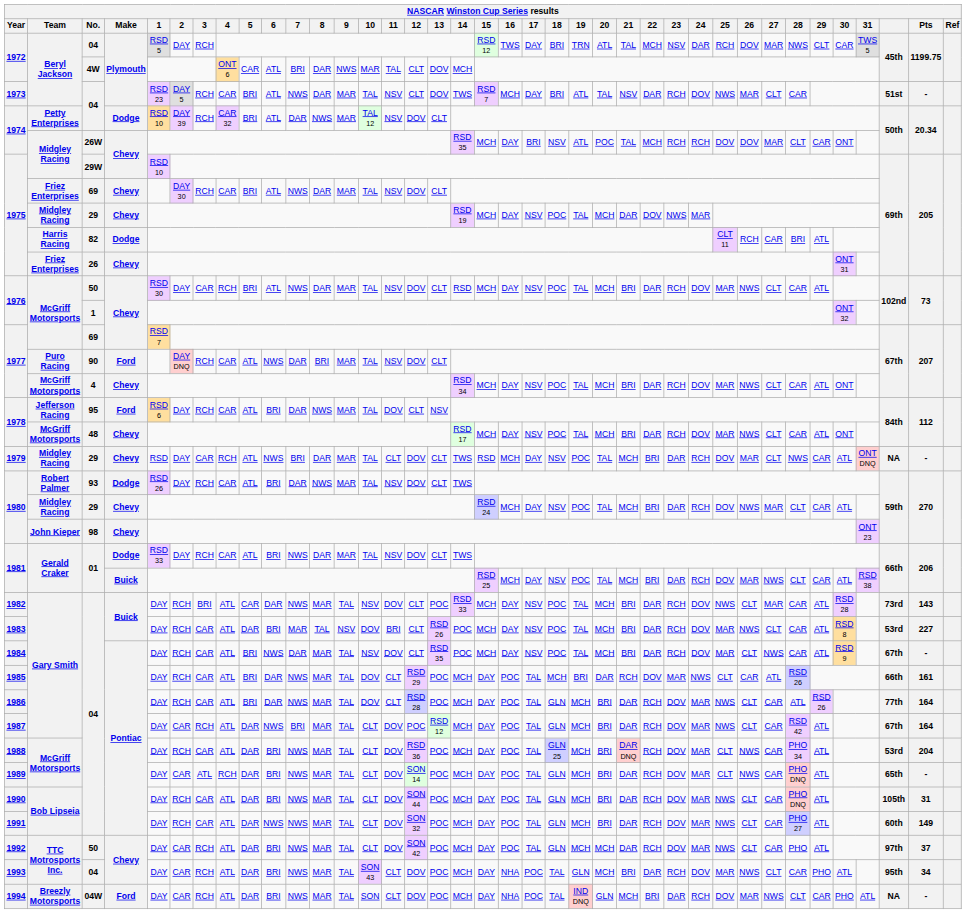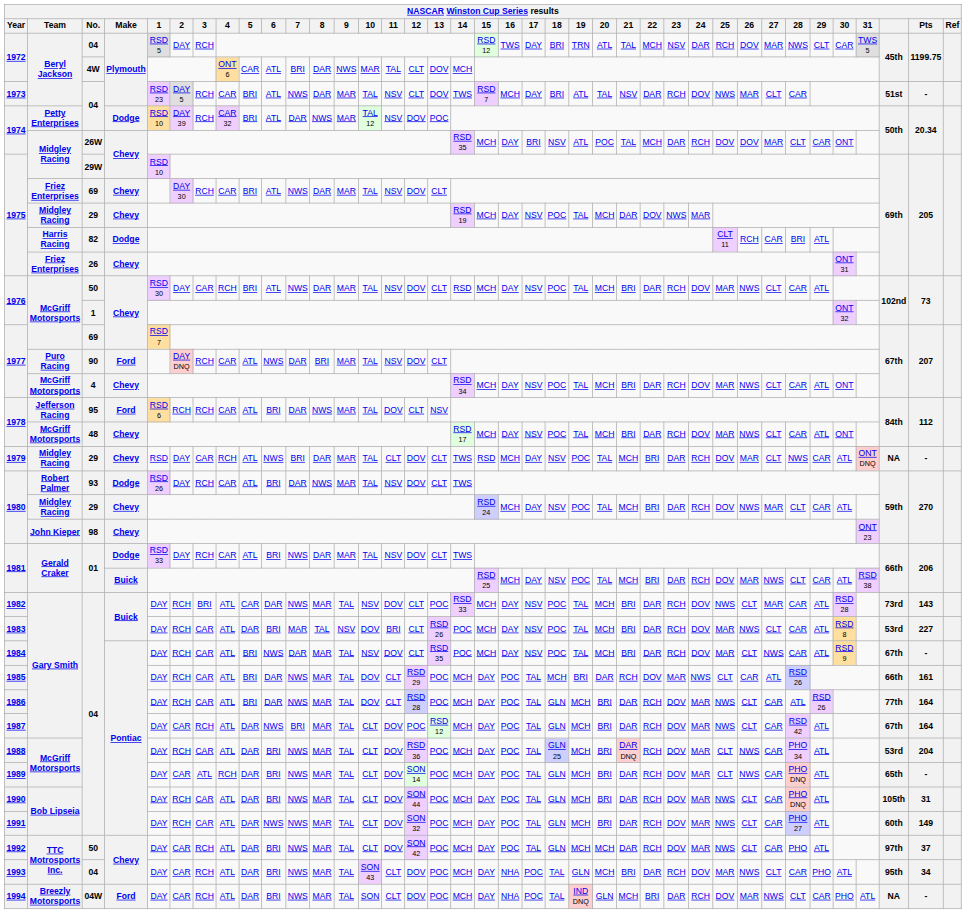(439, 118) CLT -> (439, 118) POC
(676, 142) RCH -> (676, 142) DAR
(182, 410) DAY -> (182, 410) RCH
